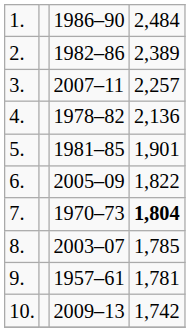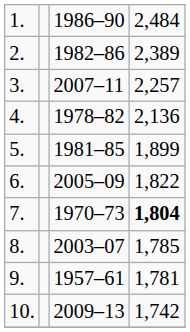(157, 149) 1,901 -> (157, 149) 1,899
